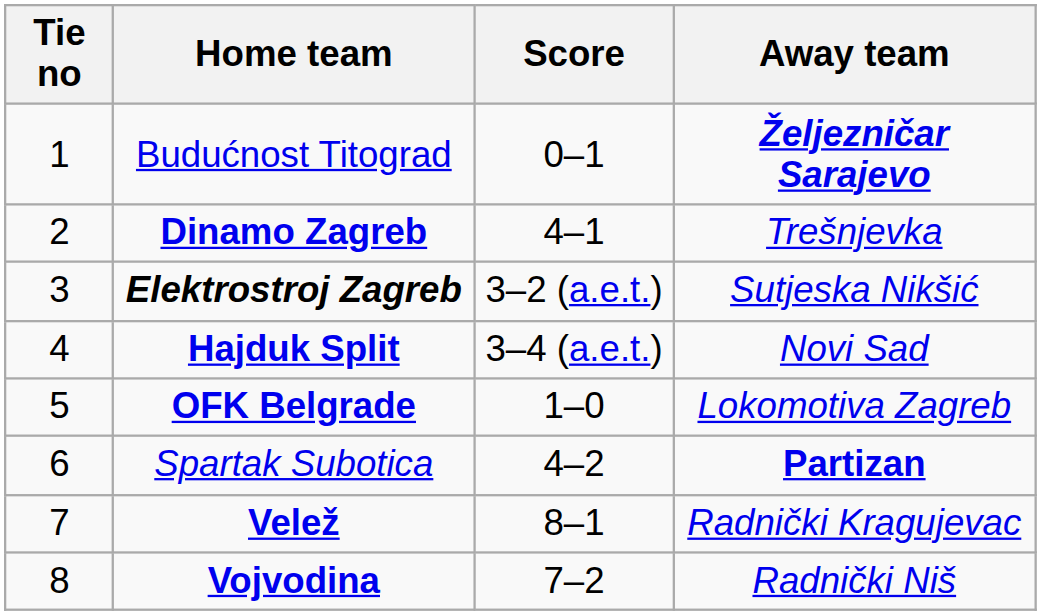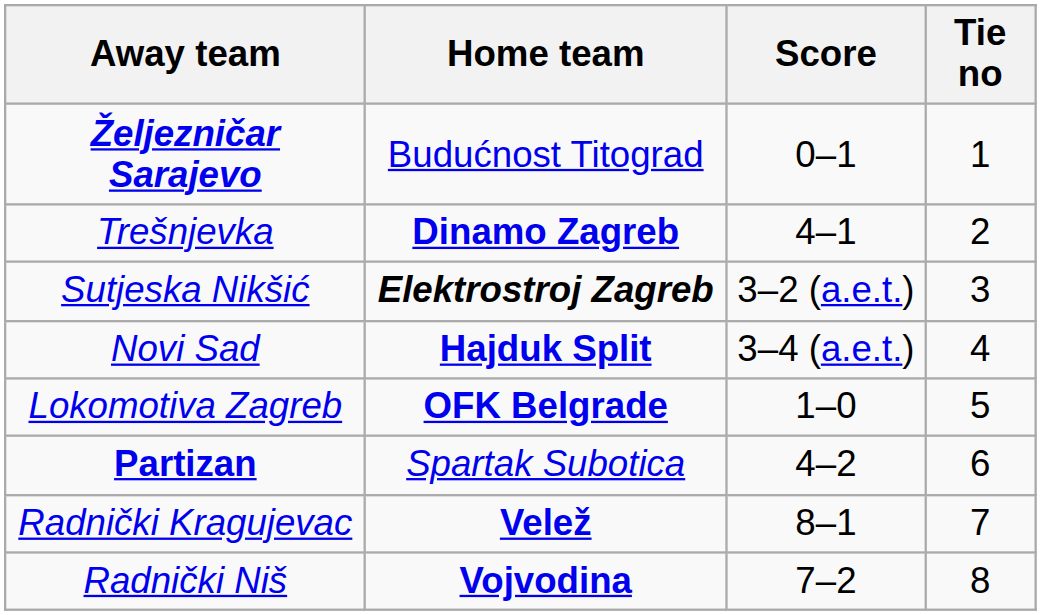columns swapped: (59, 54) <-> (854, 54)
